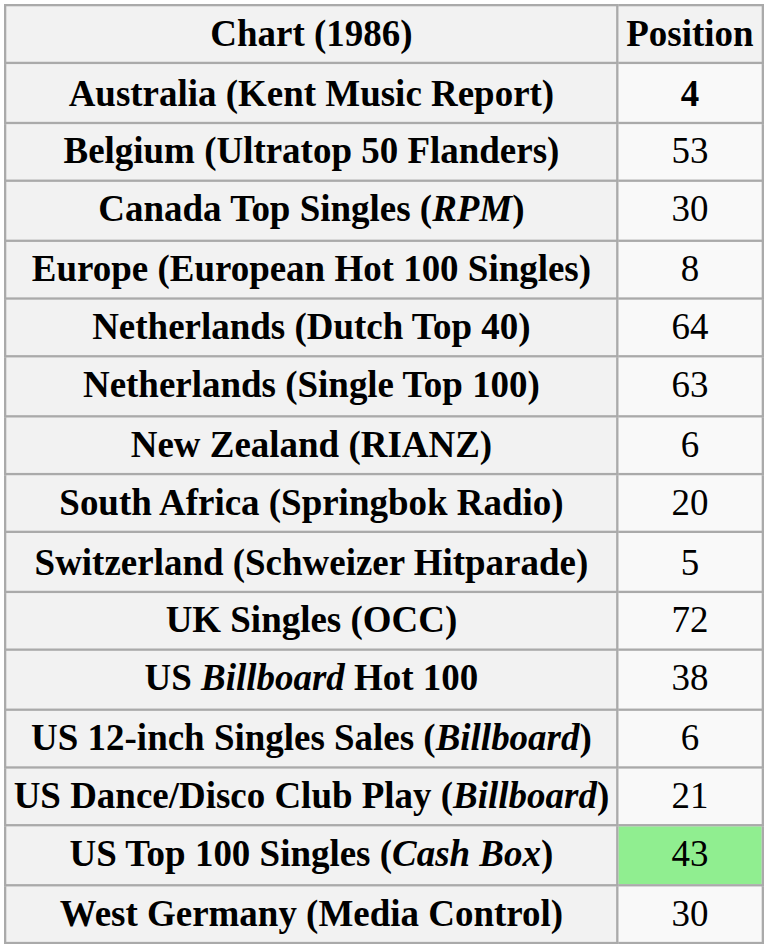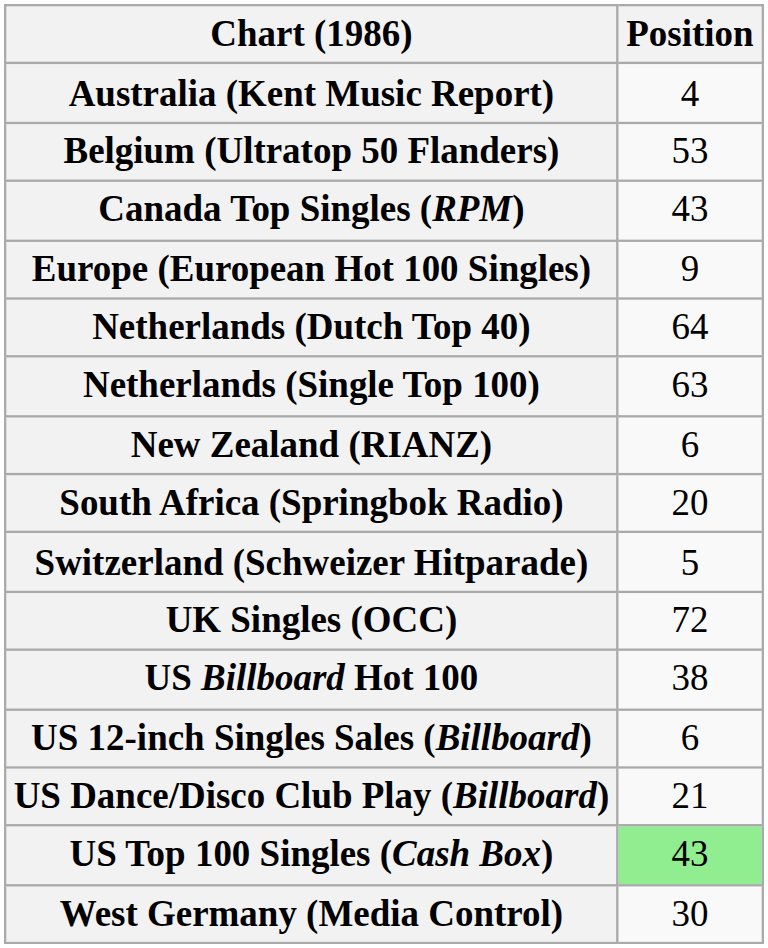(690, 92) bold -> (690, 92) normal
(690, 209) 30 -> (690, 209) 43
(690, 268) 8 -> (690, 268) 9
